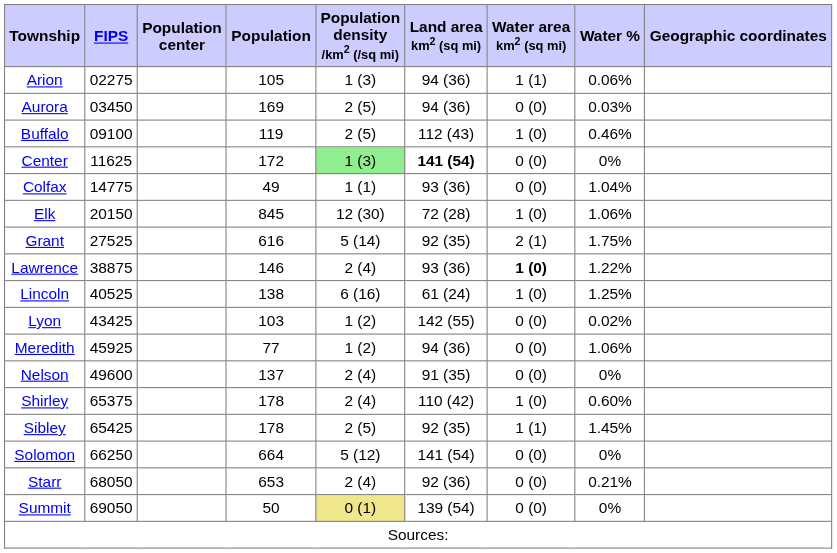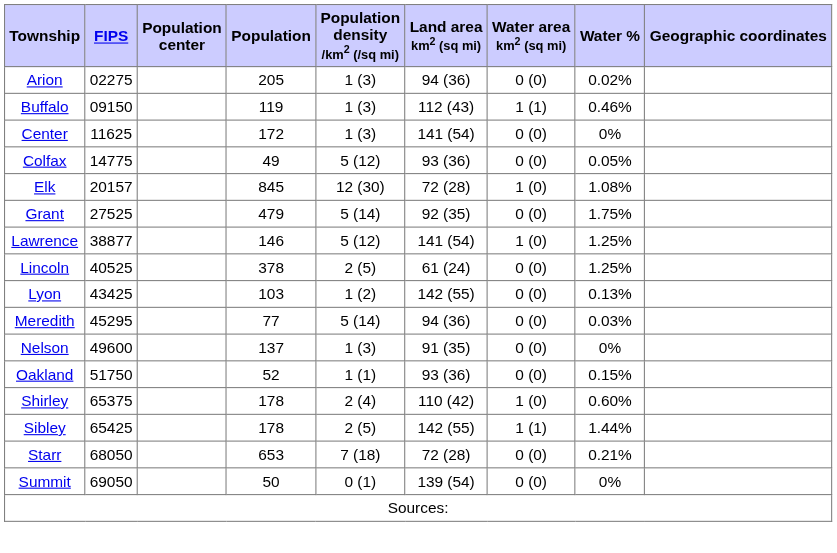(271, 80) 105 -> (271, 80) 205
(531, 80) 1 (1) -> (531, 80) 0 (0)
(610, 80) 0.06% -> (610, 80) 0.02%
- row: (45, 107)
(111, 133) 09100 -> (111, 107) 09150
(360, 133) 2 (5) -> (360, 107) 1 (3)
(531, 133) 1 (0) -> (531, 107) 1 (1)
(360, 160) lightgreen background -> (360, 133) no background
(446, 160) bold -> (446, 133) normal
(360, 187) 1 (1) -> (360, 160) 5 (12)
(610, 187) 1.04% -> (610, 160) 0.05%
(111, 214) 20150 -> (111, 187) 20157
(610, 214) 1.06% -> (610, 187) 1.08%
(271, 240) 616 -> (271, 214) 479
(531, 240) 2 (1) -> (531, 214) 0 (0)
(111, 267) 38875 -> (111, 240) 38877
(360, 267) 2 (4) -> (360, 240) 5 (12)
(446, 267) 93 (36) -> (446, 240) 141 (54)
(531, 267) bold -> (531, 240) normal
(610, 267) 1.22% -> (610, 240) 1.25%
(271, 294) 138 -> (271, 267) 378
(360, 294) 6 (16) -> (360, 267) 2 (5)
(531, 294) 1 (0) -> (531, 267) 0 (0)
(610, 321) 0.02% -> (610, 294) 0.13%
(111, 347) 45925 -> (111, 321) 45295
(360, 347) 1 (2) -> (360, 321) 5 (14)
(610, 347) 1.06% -> (610, 321) 0.03%
(360, 374) 2 (4) -> (360, 347) 1 (3)
+ row: (45, 374)
(446, 428) 92 (35) -> (446, 428) 142 (55)
(610, 428) 1.45% -> (610, 428) 1.44%
- row: (45, 454)
(360, 481) 2 (4) -> (360, 454) 7 (18)
(446, 481) 92 (36) -> (446, 454) 72 (28)
(360, 508) khaki background -> (360, 481) no background
